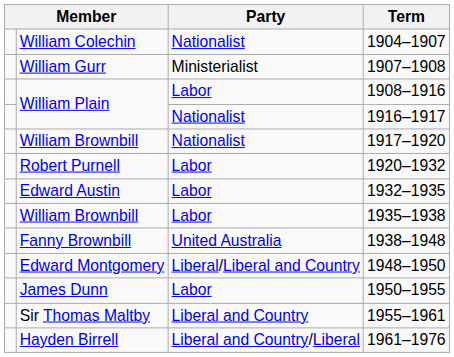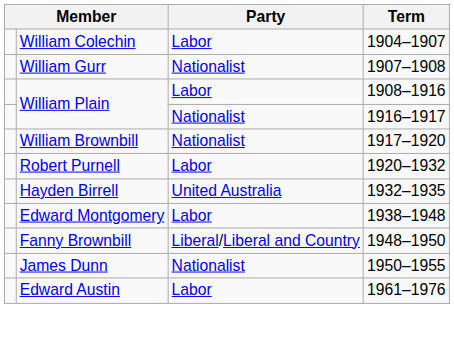(208, 41) Nationalist -> (192, 41) Labor
(215, 66) Ministerialist -> (208, 66) Nationalist
(70, 191) Edward Austin -> (69, 191) Hayden Birrell
(192, 191) Labor -> (227, 191) United Australia
- row: (406, 215)
(75, 240) Fanny Brownbill -> (92, 215) Edward Montgomery
(227, 240) United Australia -> (192, 215) Labor
(92, 265) Edward Montgomery -> (75, 240) Fanny Brownbill
(192, 290) Labor -> (208, 265) Nationalist
- row: (406, 315)
(69, 340) Hayden Birrell -> (70, 290) Edward Austin
(266, 340) Liberal and Country/Liberal -> (192, 290) Labor
